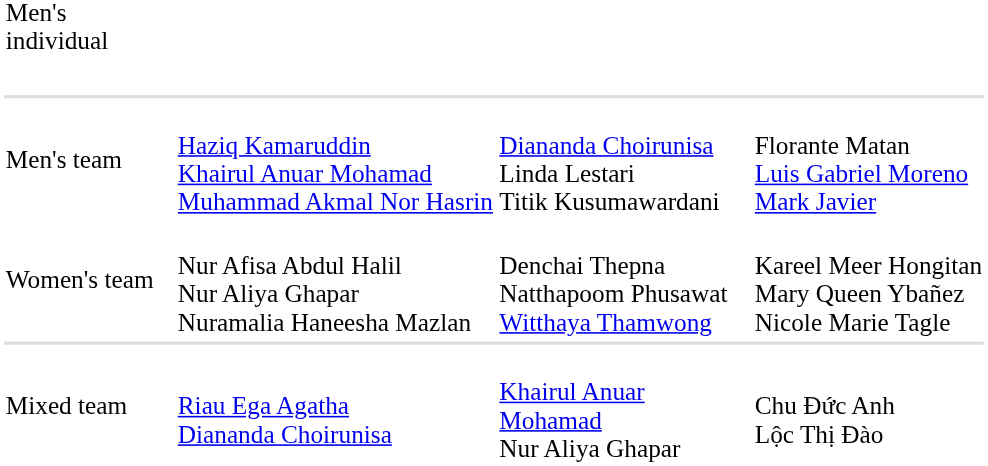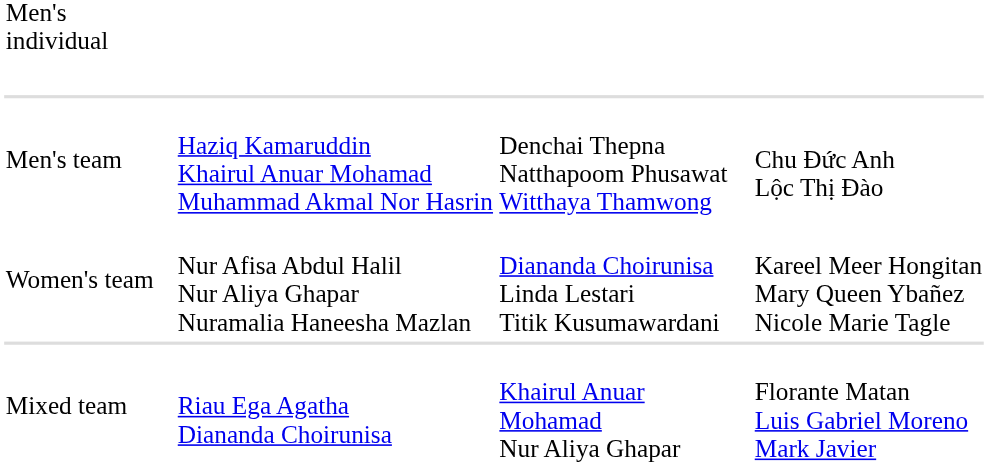(609, 173) Diananda Choirunisa Linda Lestari Titik Kusumawardani -> (613, 173) Denchai Thepna Natthapoom Phusawat Witthaya Thamwong
(861, 173) Florante Matan Luis Gabriel Moreno Mark Javier -> (825, 173) Chu Đức Anh Lộc Thị Đào
(613, 293) Denchai Thepna Natthapoom Phusawat Witthaya Thamwong -> (609, 293) Diananda Choirunisa Linda Lestari Titik Kusumawardani
(825, 420) Chu Đức Anh Lộc Thị Đào -> (861, 420) Florante Matan Luis Gabriel Moreno Mark Javier
